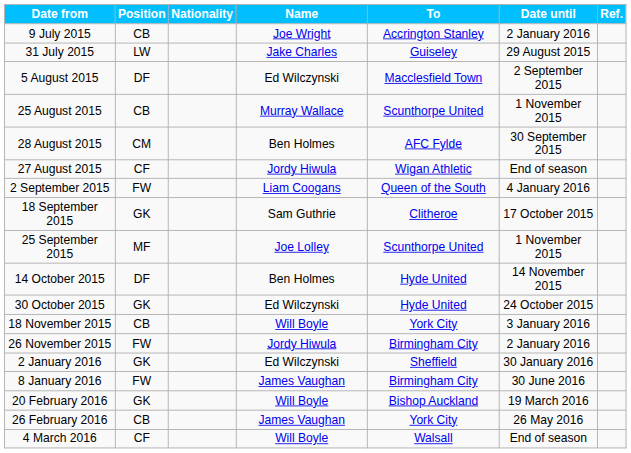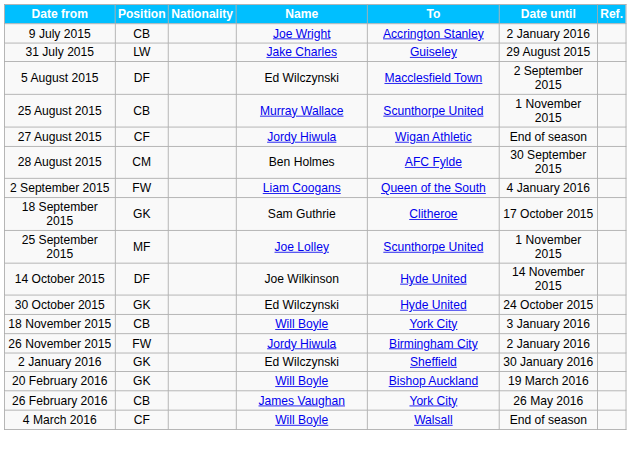rows swapped: (60, 169) <-> (60, 144)
(302, 279) Ben Holmes -> (302, 279) Joe Wilkinson
- row: (60, 382)
